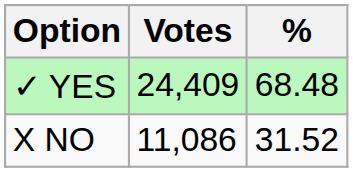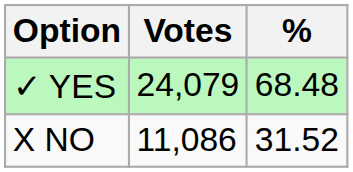(188, 85) 24,409 -> (188, 85) 24,079
